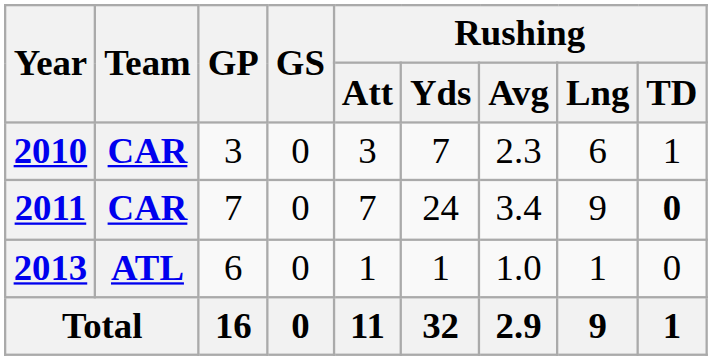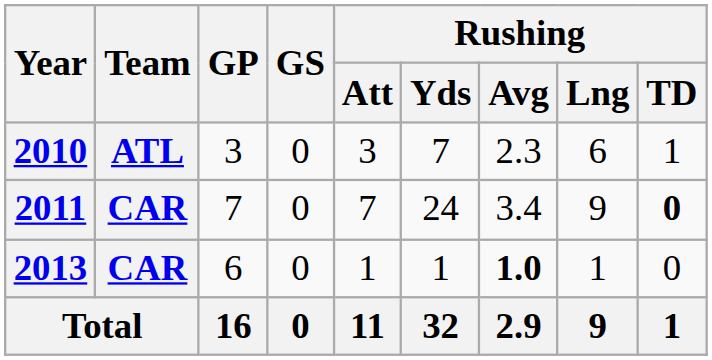(147, 150) CAR -> (147, 150) ATL
(147, 267) ATL -> (147, 267) CAR
(519, 267) normal -> (519, 267) bold
